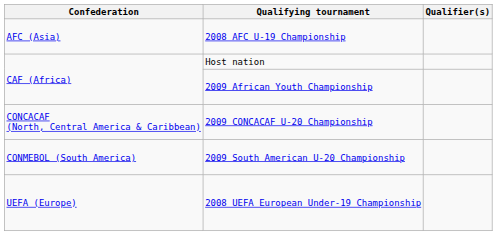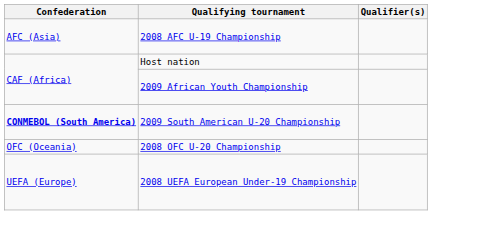- row: (289, 122)
(71, 157) normal -> (71, 122) bold
+ row: (211, 147)
